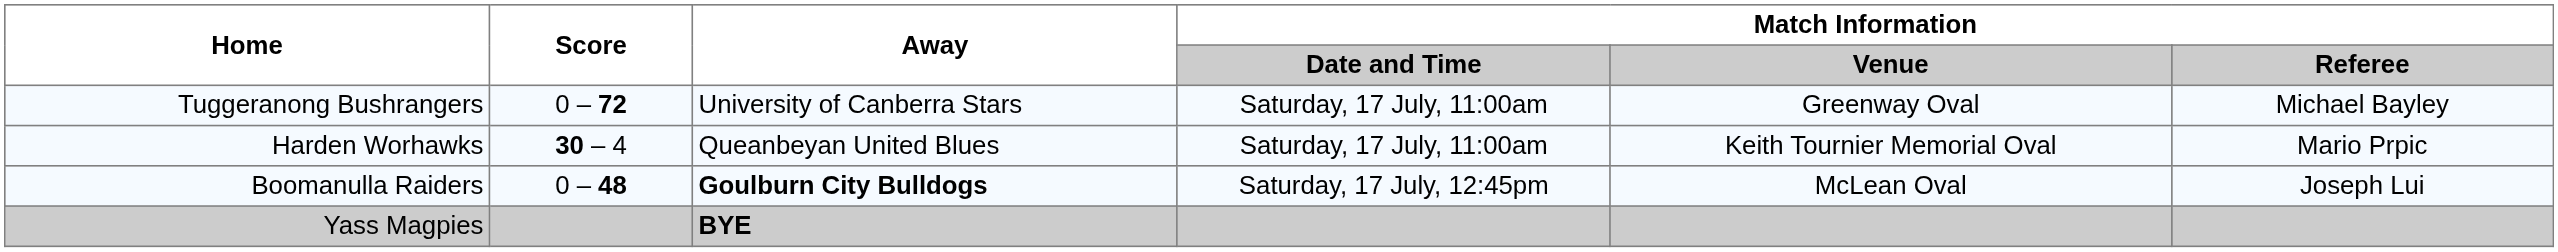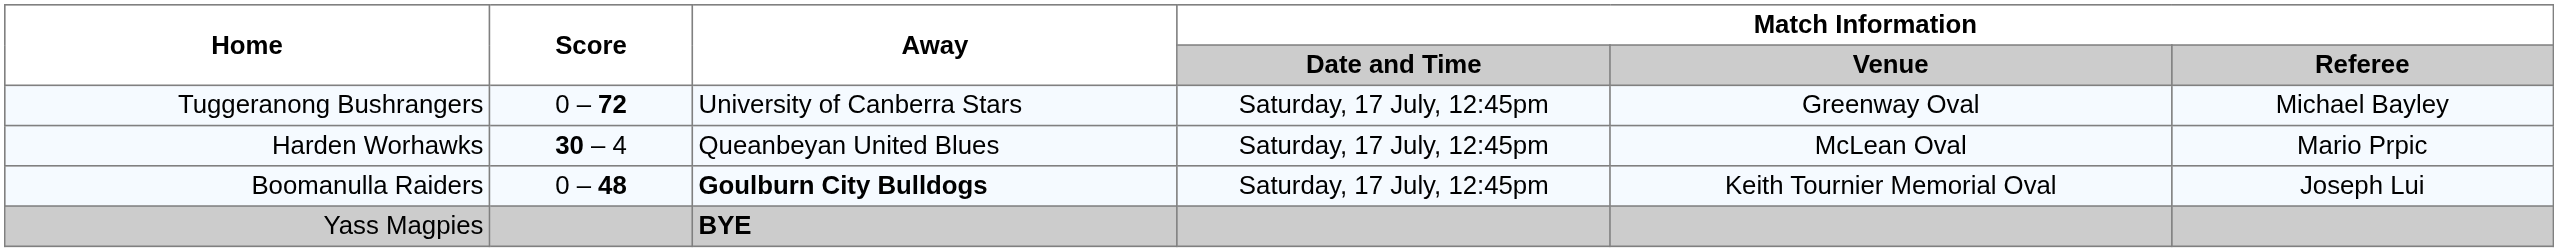(1394, 105) Saturday, 17 July, 11:00am -> (1394, 105) Saturday, 17 July, 12:45pm
(1394, 145) Saturday, 17 July, 11:00am -> (1394, 145) Saturday, 17 July, 12:45pm
(1891, 145) Keith Tournier Memorial Oval -> (1891, 145) McLean Oval
(1891, 185) McLean Oval -> (1891, 185) Keith Tournier Memorial Oval
